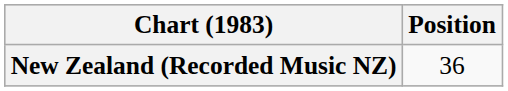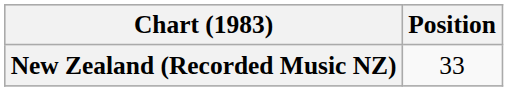(452, 65) 36 -> (452, 65) 33
